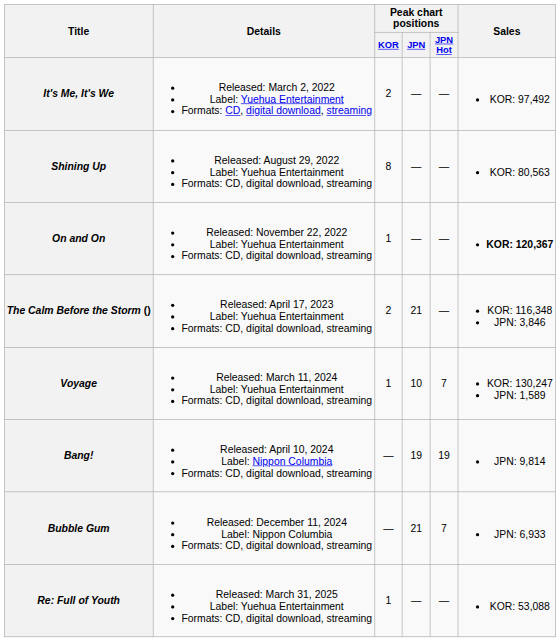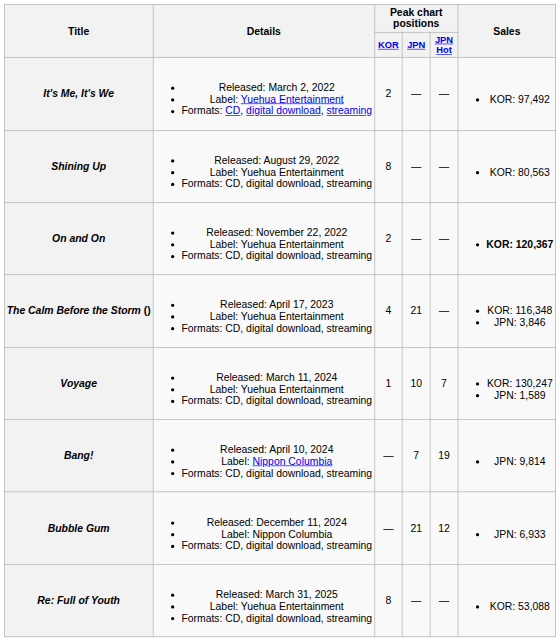(388, 238) 1 -> (388, 238) 2
(388, 311) 2 -> (388, 311) 4
(416, 456) 19 -> (416, 456) 7
(444, 528) 7 -> (444, 528) 12
(388, 600) 1 -> (388, 600) 8
